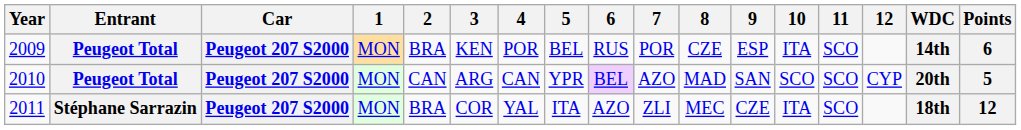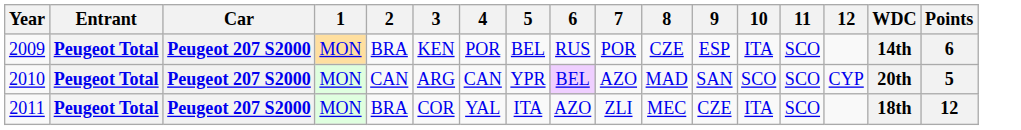(125, 108) Stéphane Sarrazin -> (106, 108) Peugeot Total
